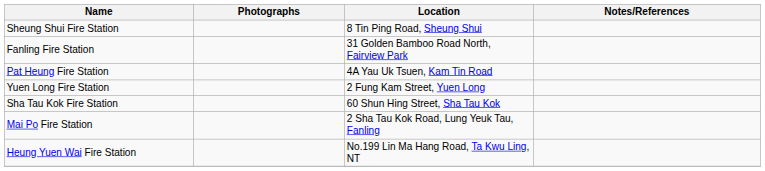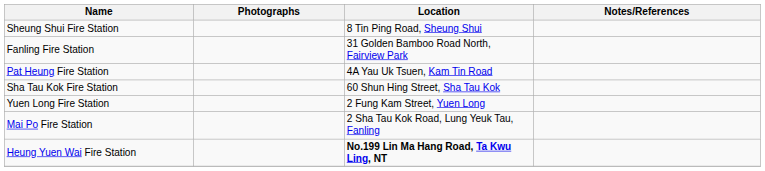rows swapped: (58, 87) <-> (62, 103)
(438, 152) normal -> (429, 152) bold
